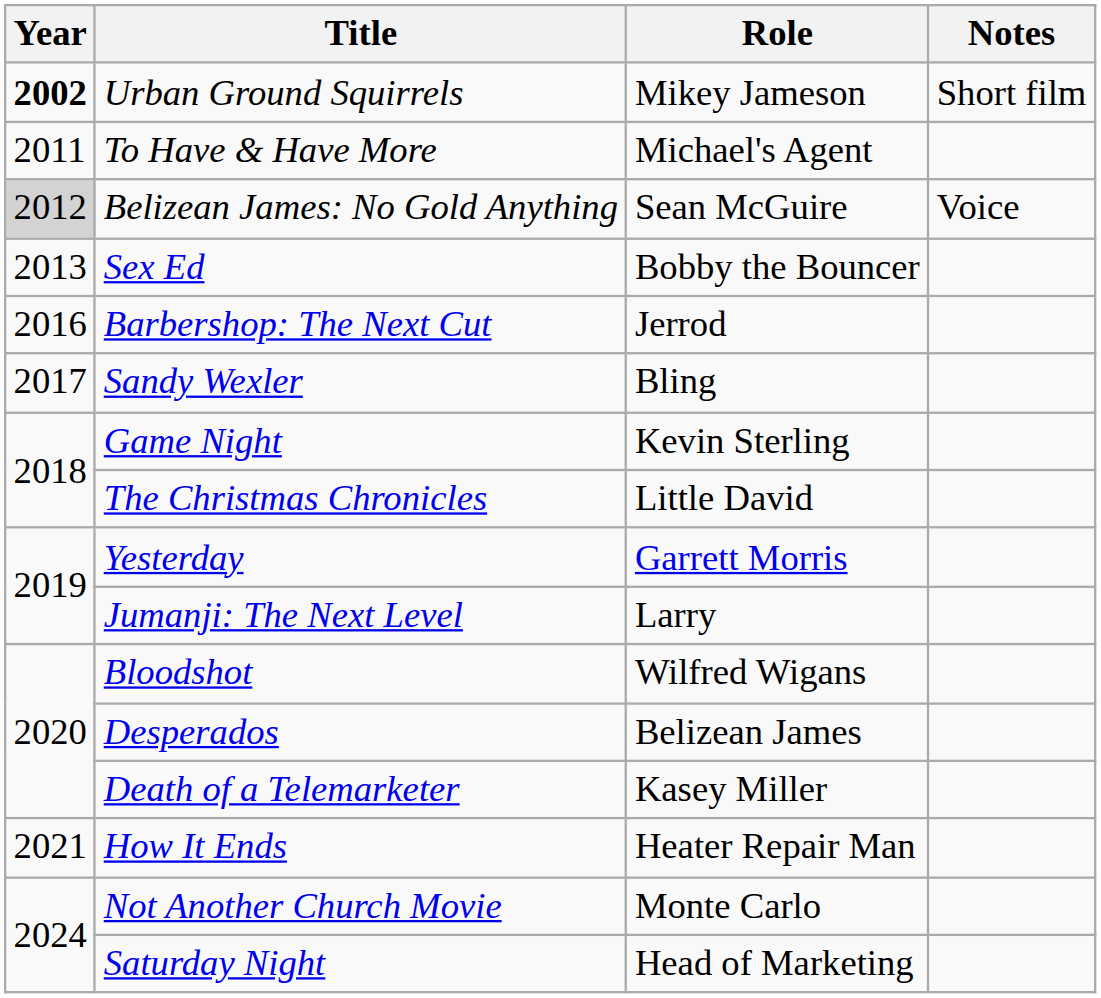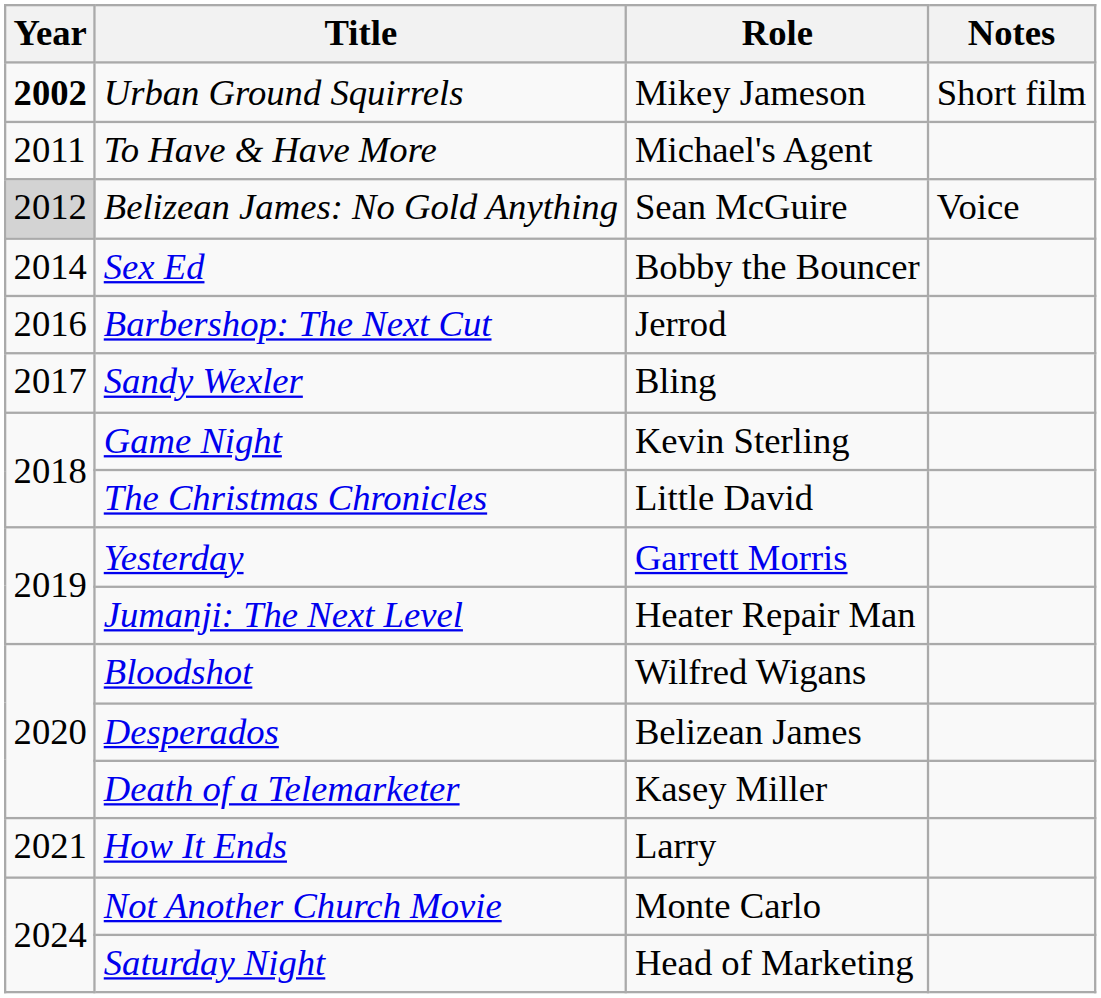(50, 265) 2013 -> (50, 265) 2014
(676, 614) Larry -> (775, 614) Heater Repair Man
(775, 847) Heater Repair Man -> (676, 847) Larry
